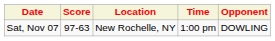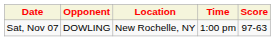columns swapped: (244, 12) <-> (77, 12)
